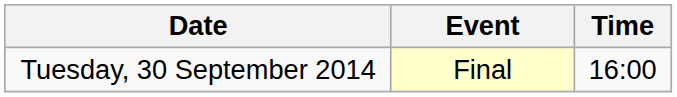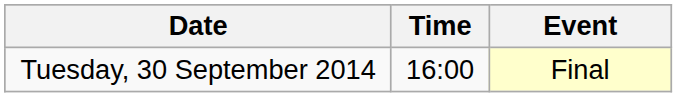columns swapped: (623, 26) <-> (483, 26)
